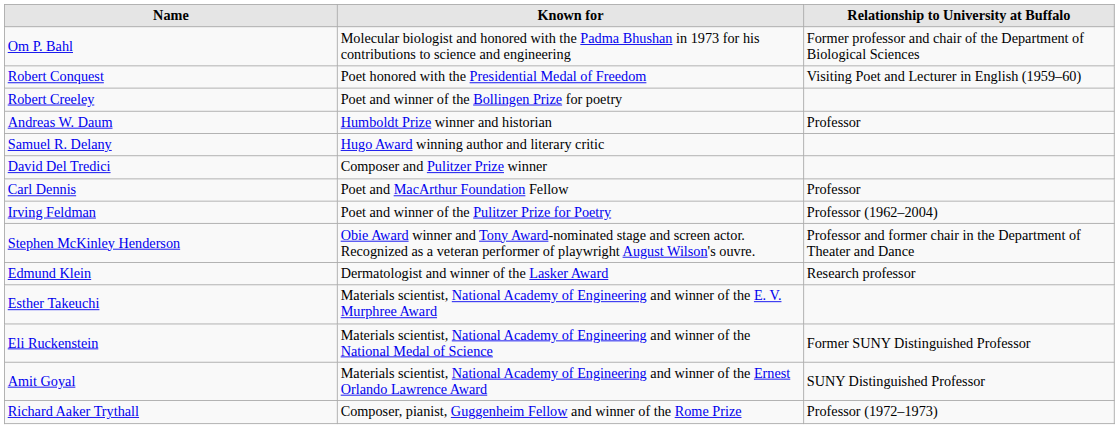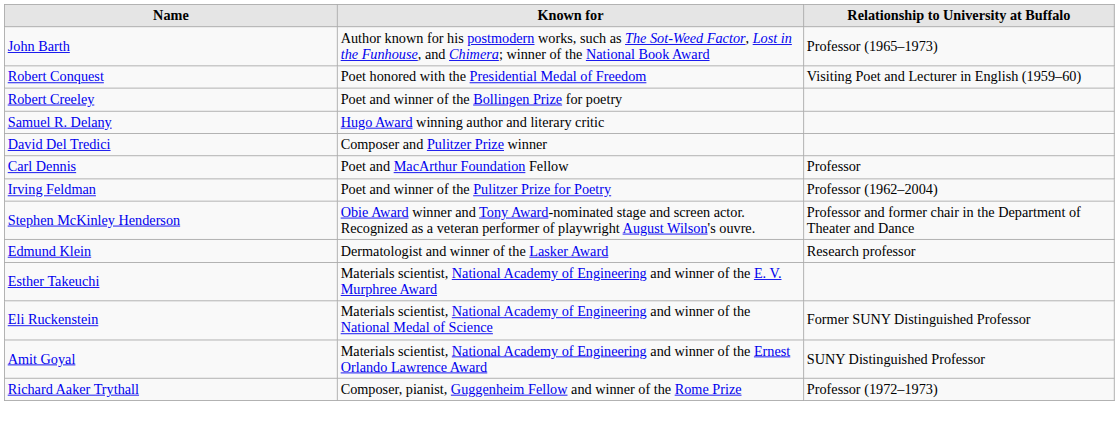- row: (40, 46)
+ row: (39, 46)
- row: (60, 122)
